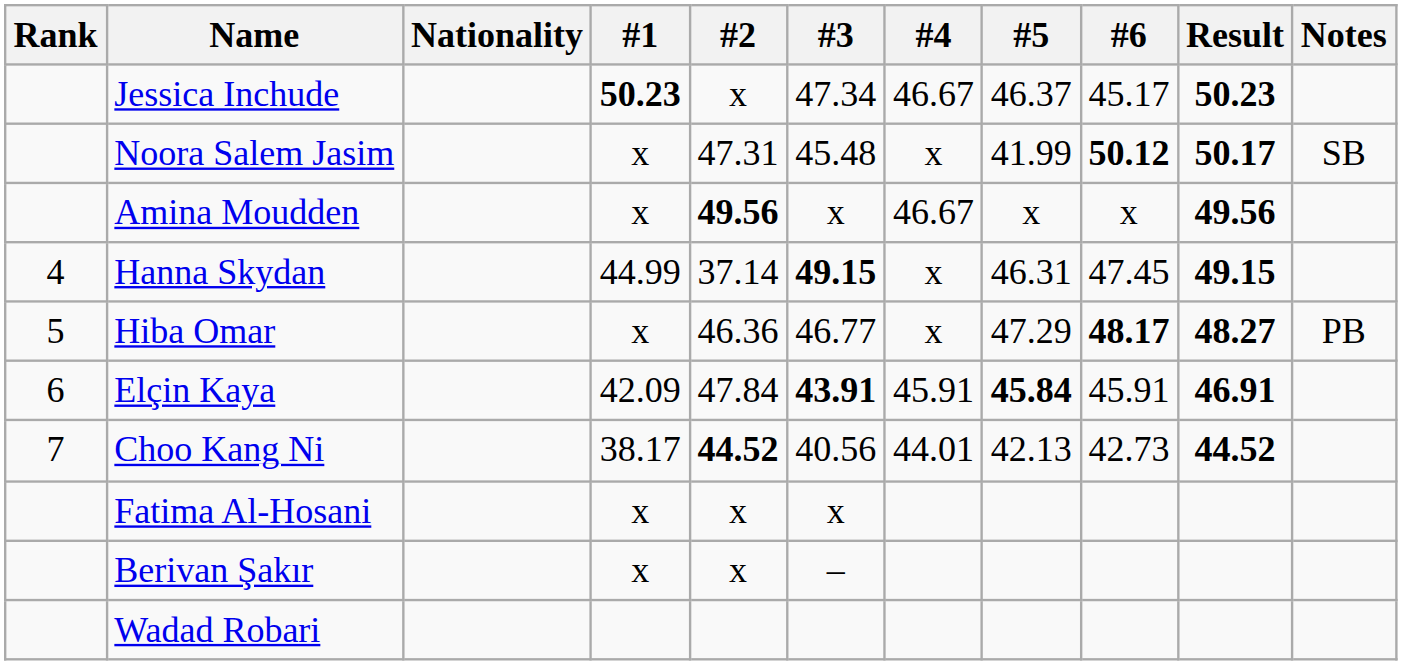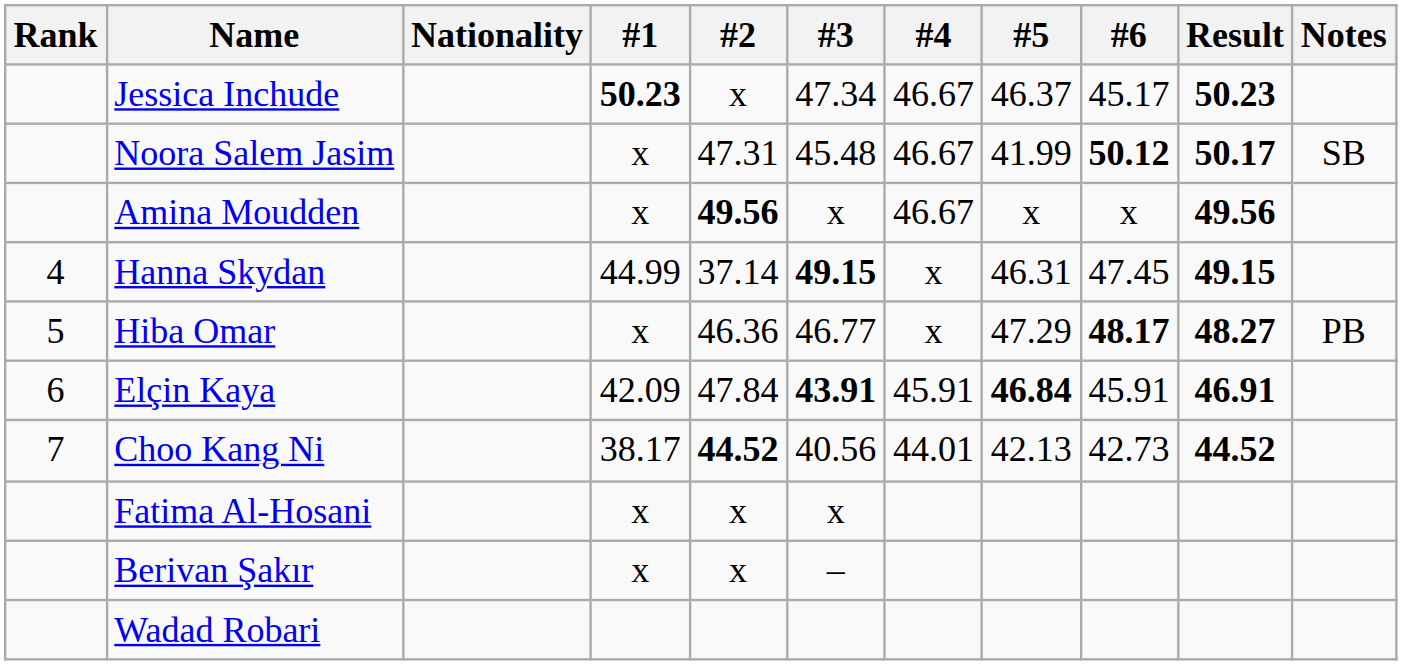(933, 153) x -> (933, 153) 46.67
(1031, 390) 45.84 -> (1031, 390) 46.84
